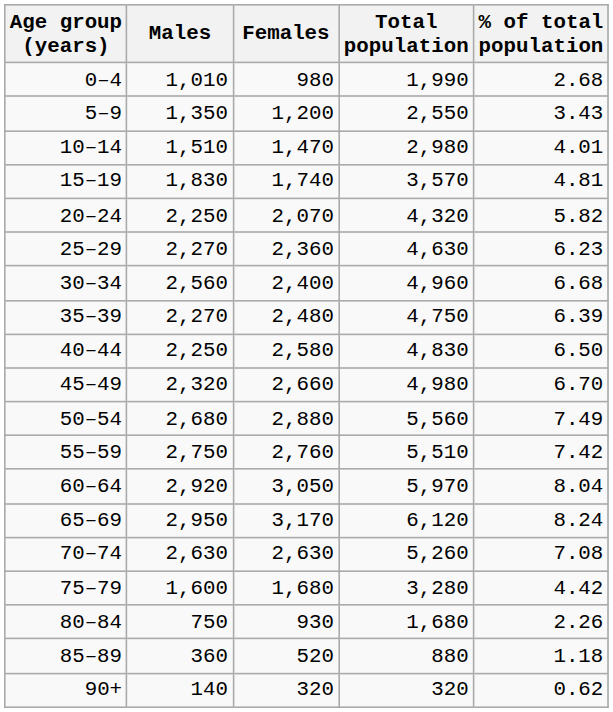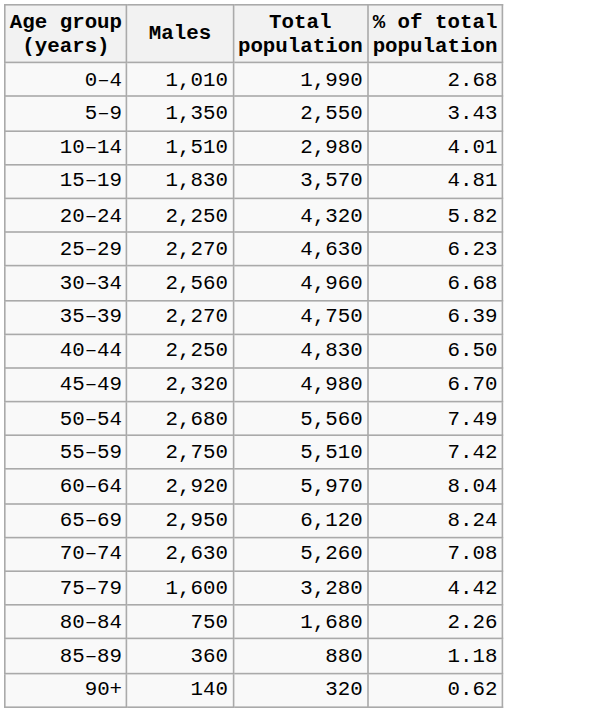- column: (286, 34)
